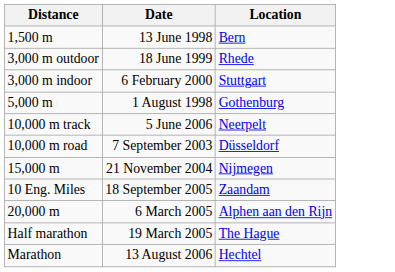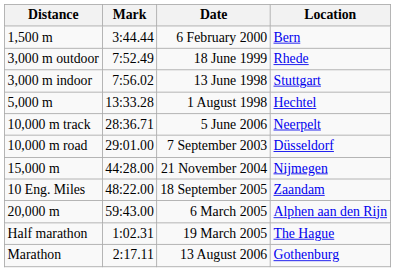+ column: (130, 15)
(176, 37) 13 June 1998 -> (222, 37) 6 February 2000
(167, 80) 6 February 2000 -> (230, 80) 13 June 1998
(251, 102) Gothenburg -> (295, 102) Hechtel
(240, 255) Hechtel -> (306, 255) Gothenburg
